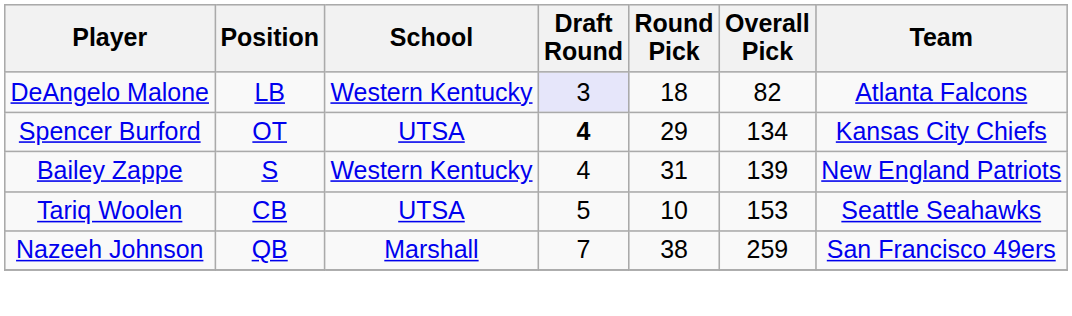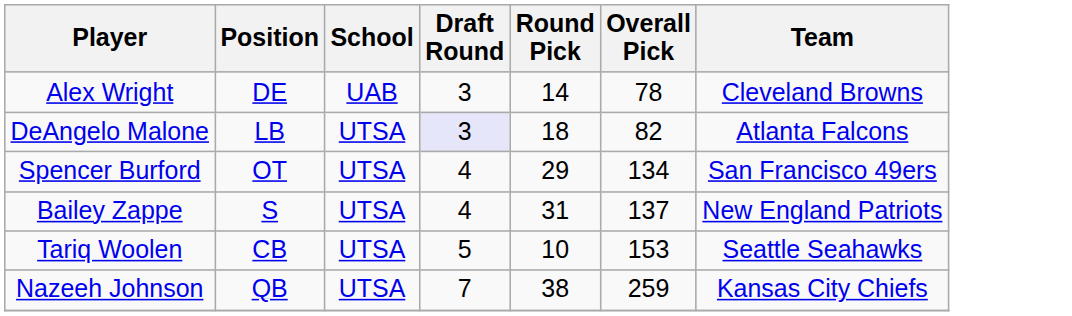+ row: (110, 91)
(431, 91) Western Kentucky -> (372, 131) UTSA
(584, 131) bold -> (465, 171) normal
(941, 131) Kansas City Chiefs -> (822, 171) San Francisco 49ers
(431, 171) Western Kentucky -> (372, 210) UTSA
(767, 171) 139 -> (649, 210) 137
(431, 250) Marshall -> (372, 289) UTSA
(941, 250) San Francisco 49ers -> (822, 289) Kansas City Chiefs
